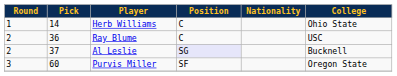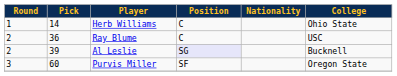(54, 51) 37 -> (54, 51) 39
